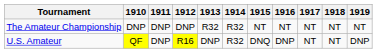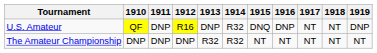rows swapped: (64, 27) <-> (34, 41)
